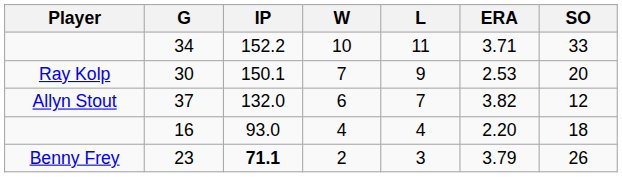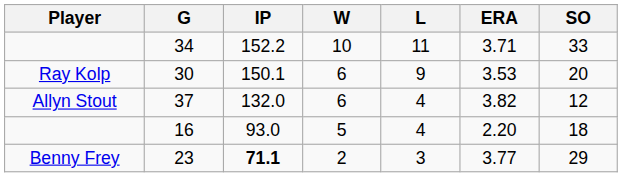(342, 74) 7 -> (342, 74) 6
(499, 74) 2.53 -> (499, 74) 3.53
(421, 102) 7 -> (421, 102) 4
(342, 130) 4 -> (342, 130) 5
(499, 158) 3.79 -> (499, 158) 3.77
(578, 158) 26 -> (578, 158) 29
